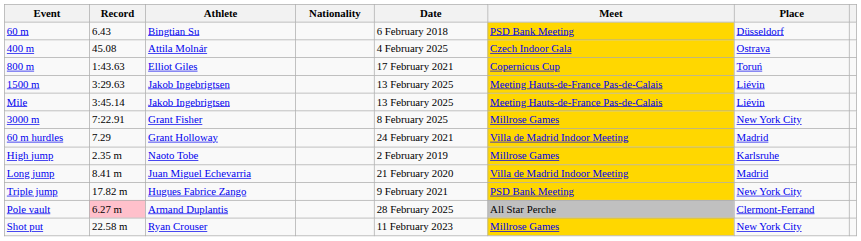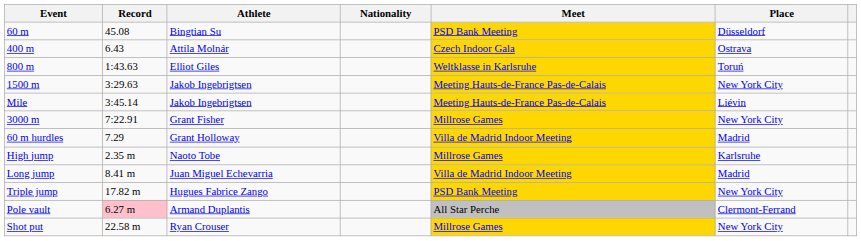- column: (431, 13)
(101, 31) 6.43 -> (117, 31) 45.08
(104, 49) 45.08 -> (115, 49) 6.43
(525, 66) Copernicus Cup -> (485, 66) Weltklasse in Karlsruhe
(751, 84) Liévin -> (750, 84) New York City
